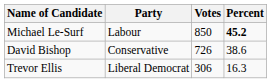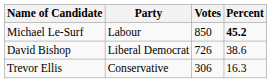(138, 50) Conservative -> (148, 50) Liberal Democrat
(148, 68) Liberal Democrat -> (138, 68) Conservative
